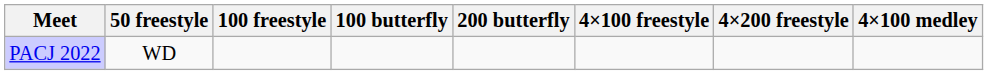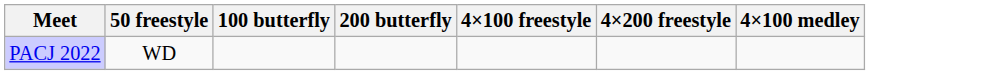- column: (272, 20)
